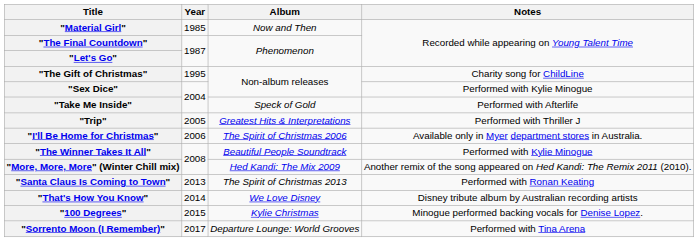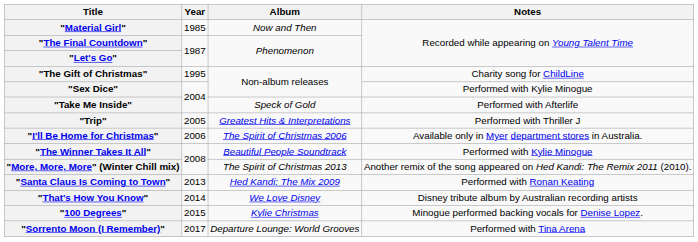(285, 167) Hed Kandi: The Mix 2009 -> (285, 167) The Spirit of Christmas 2013
(285, 182) The Spirit of Christmas 2013 -> (285, 182) Hed Kandi: The Mix 2009
